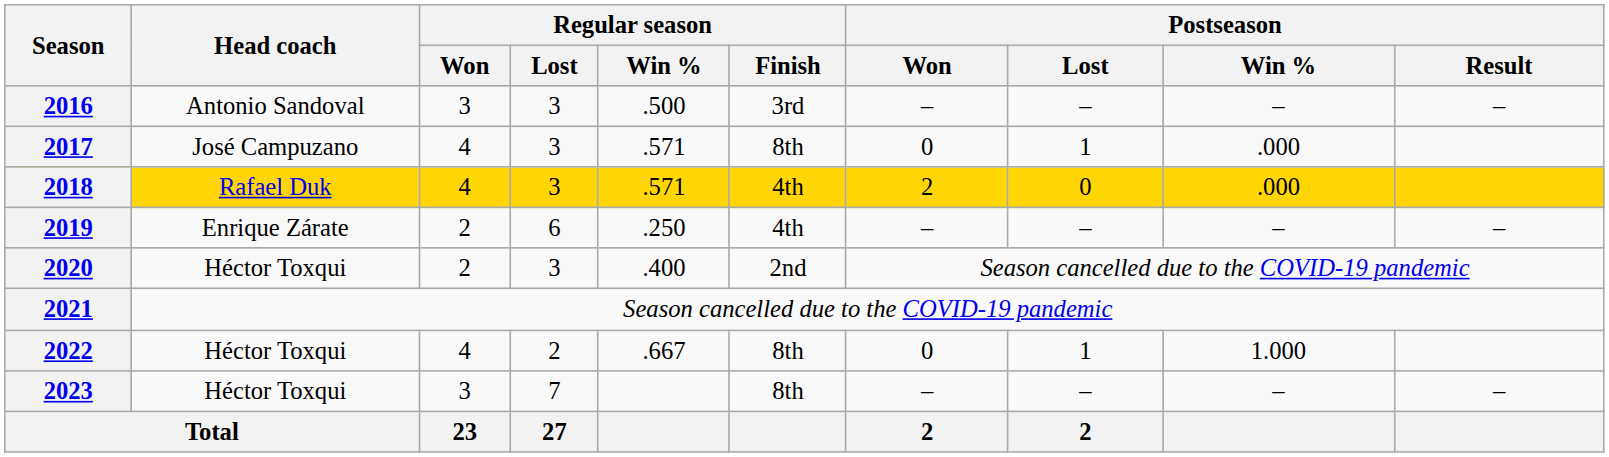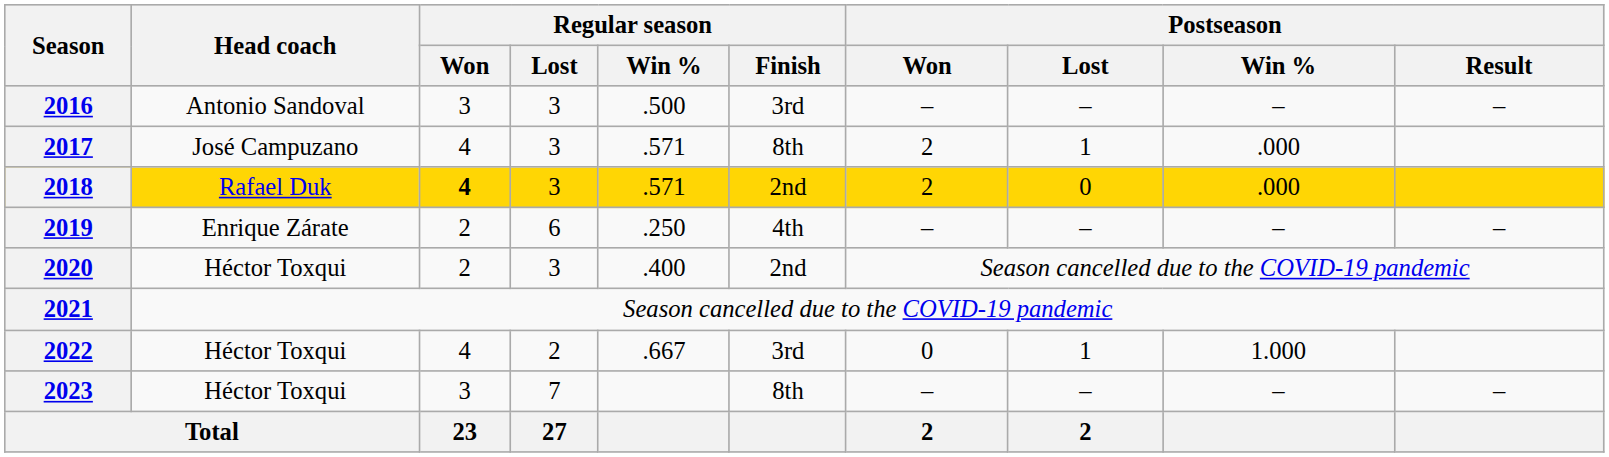(927, 146) 0 -> (927, 146) 2
(465, 187) normal -> (465, 187) bold
(788, 187) 4th -> (788, 187) 2nd
(788, 349) 8th -> (788, 349) 3rd
